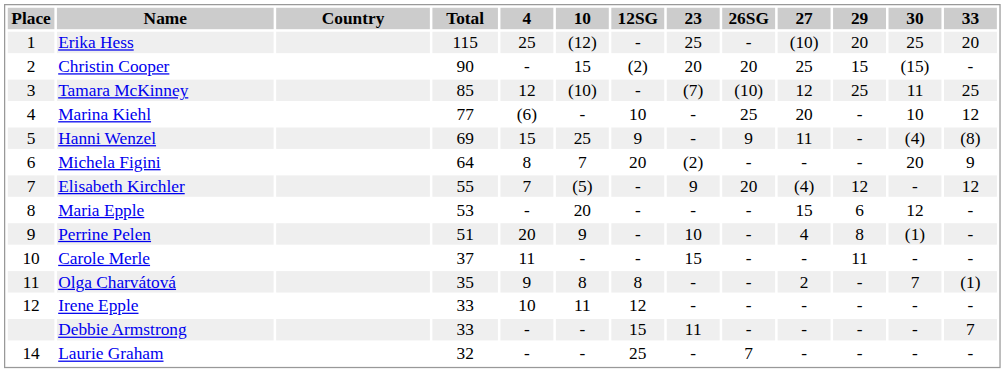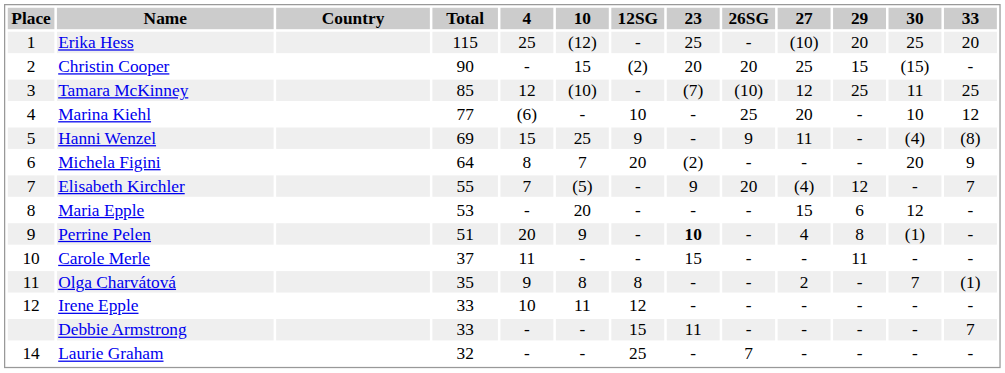(970, 186) 12 -> (970, 186) 7
(693, 234) normal -> (693, 234) bold
